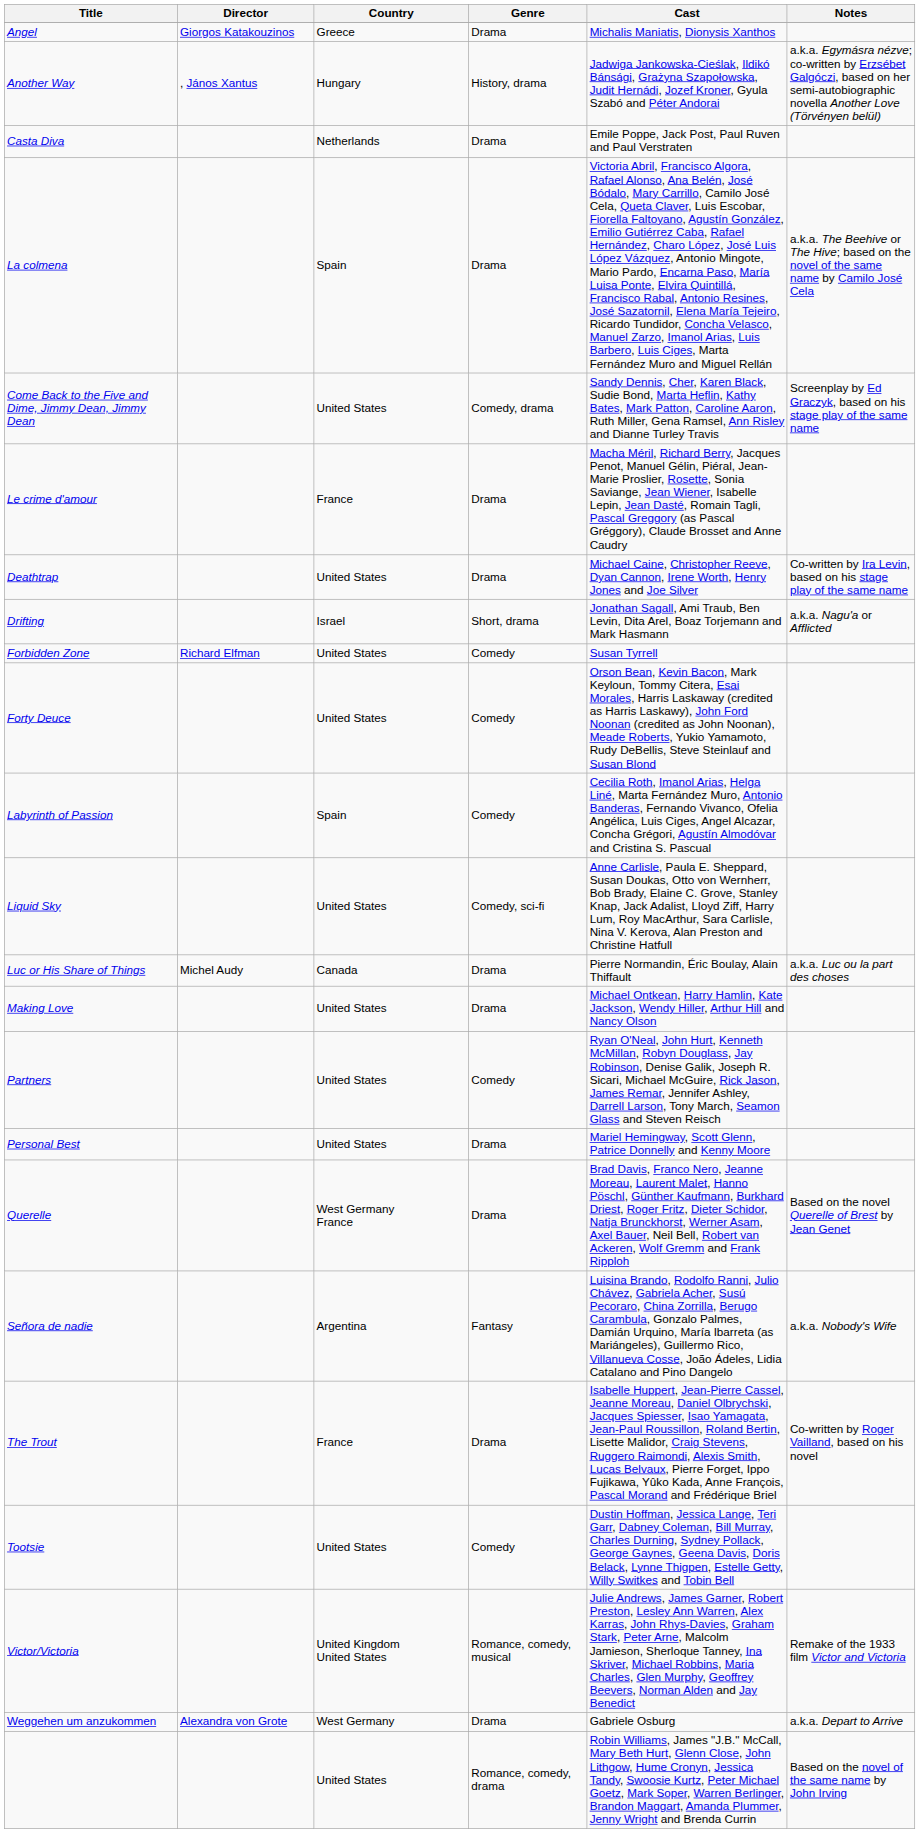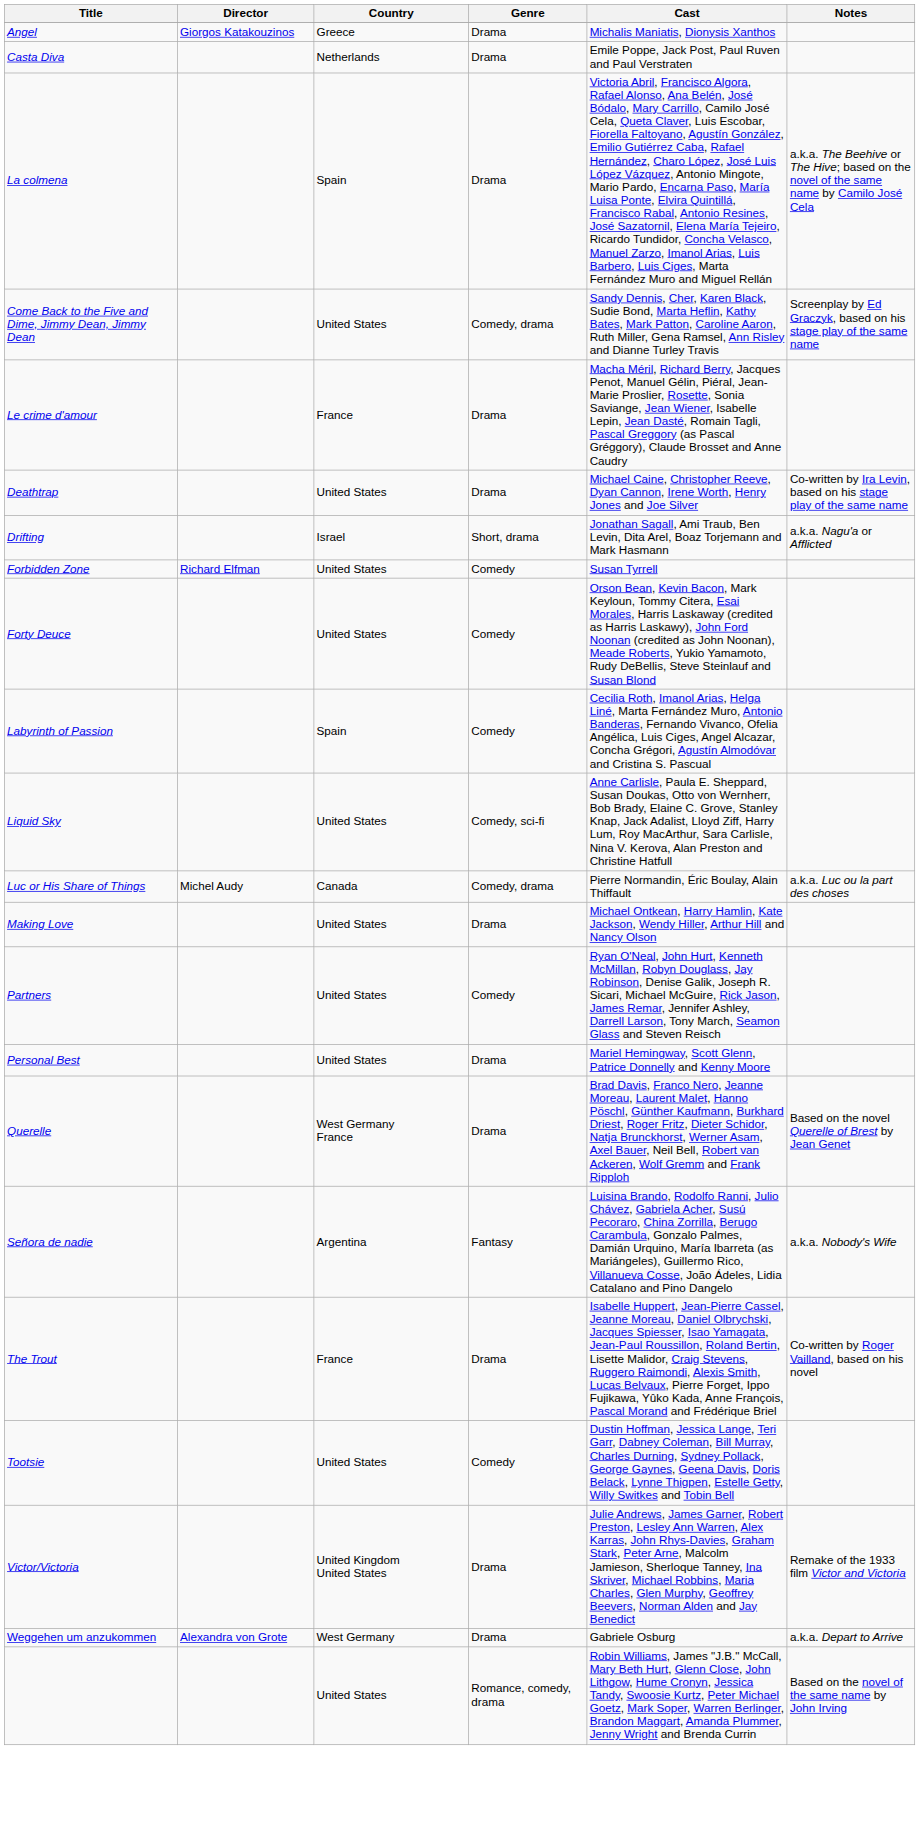- row: (41, 83)
(489, 970) Drama -> (512, 886) Comedy, drama
(521, 1651) Romance, comedy, musical -> (489, 1566) Drama
